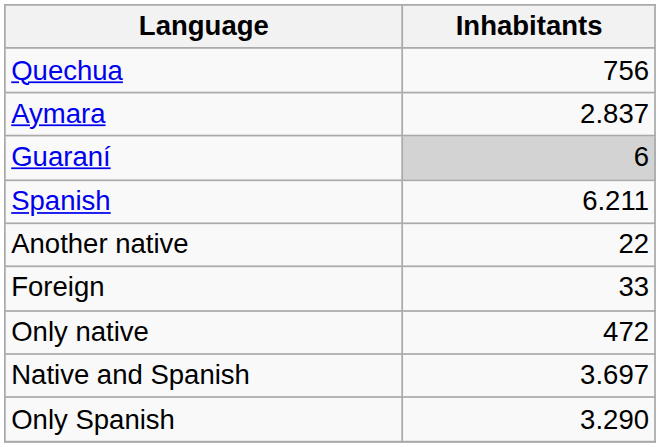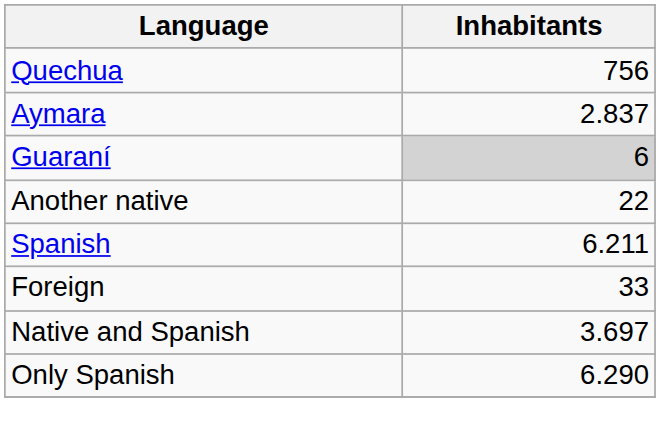rows swapped: (100, 244) <-> (61, 200)
- row: (80, 331)
(615, 419) 3.290 -> (615, 375) 6.290
